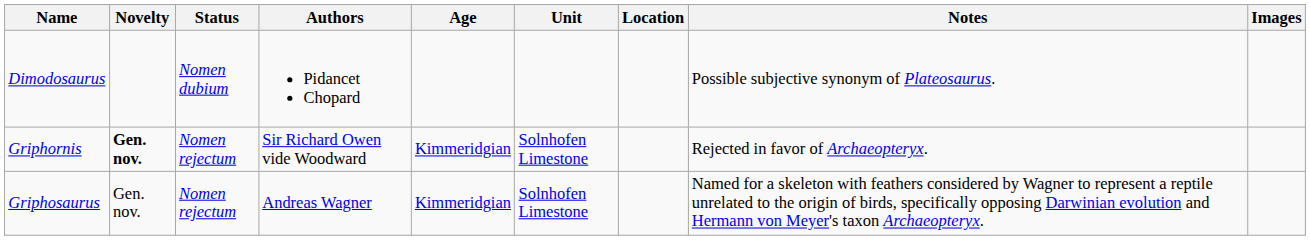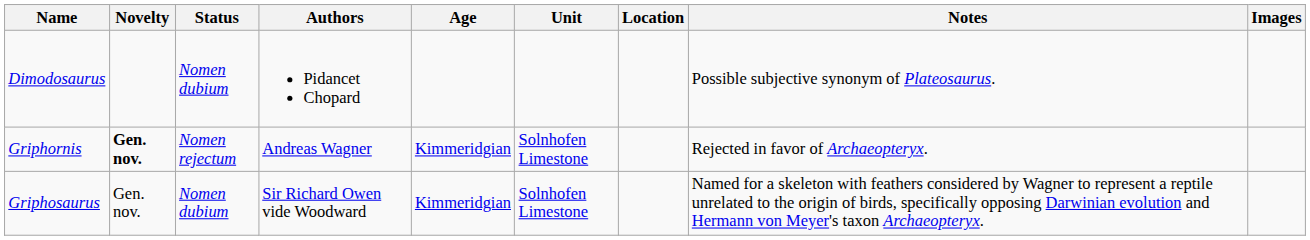(322, 149) Sir Richard Owen vide Woodward -> (317, 149) Andreas Wagner
(208, 203) Nomen rejectum -> (204, 203) Nomen dubium
(317, 203) Andreas Wagner -> (322, 203) Sir Richard Owen vide Woodward
